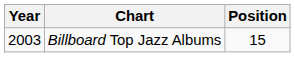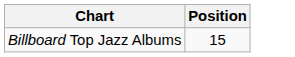- column: (24, 16)
